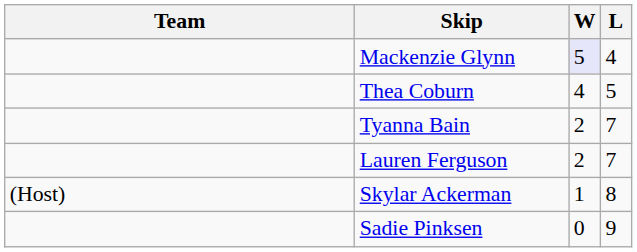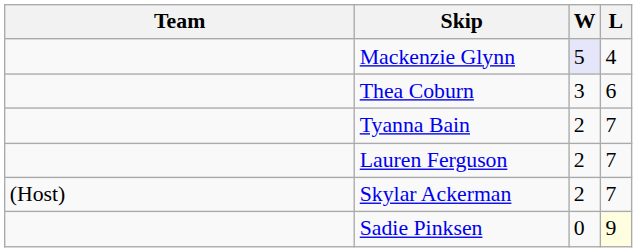(579, 90) 4 -> (579, 90) 3
(611, 90) 5 -> (611, 90) 6
(579, 194) 1 -> (579, 194) 2
(611, 194) 8 -> (611, 194) 7
(611, 228) no background -> (611, 228) lightyellow background
